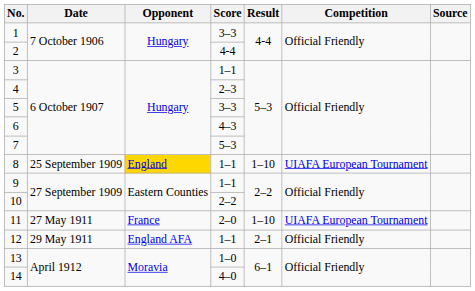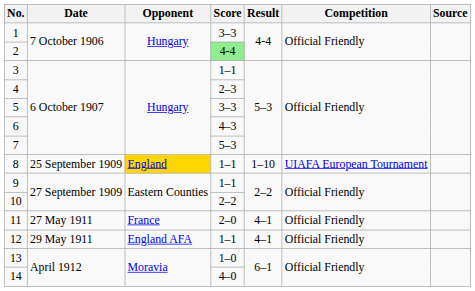(228, 51) no background -> (228, 51) lightgreen background
(263, 220) 1–10 -> (263, 220) 4–1
(356, 220) UIAFA European Tournament -> (325, 220) Official Friendly
(263, 239) 2–1 -> (263, 239) 4–1
